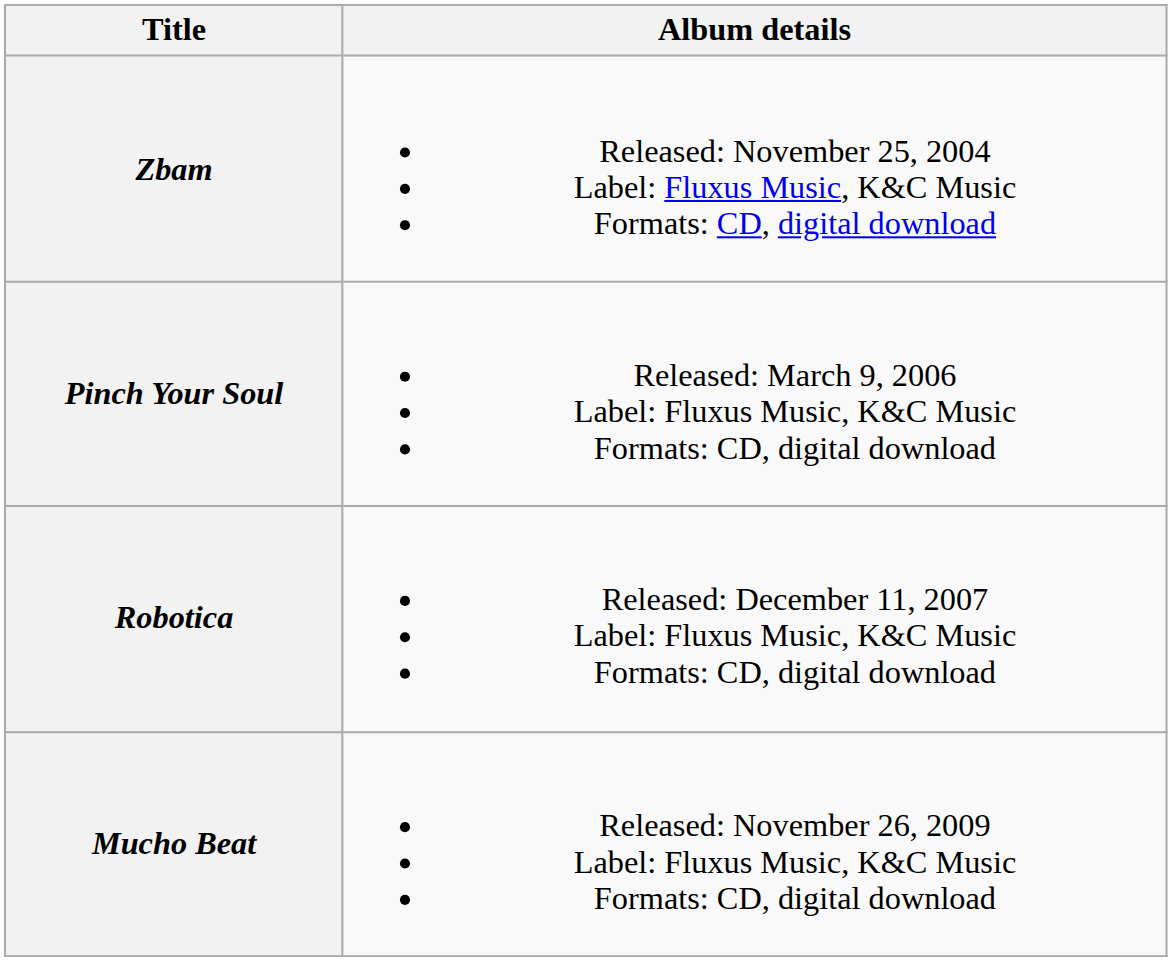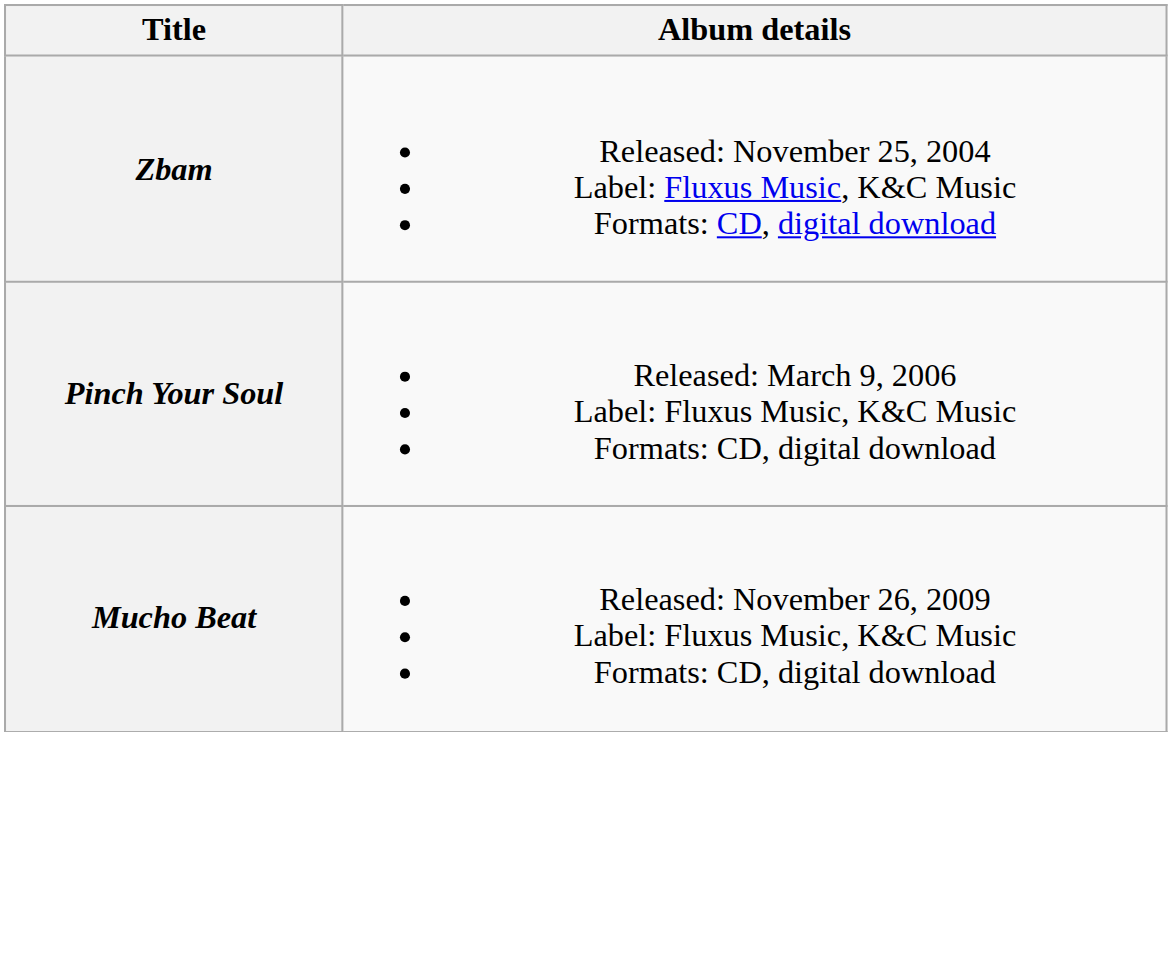- row: (174, 618)
